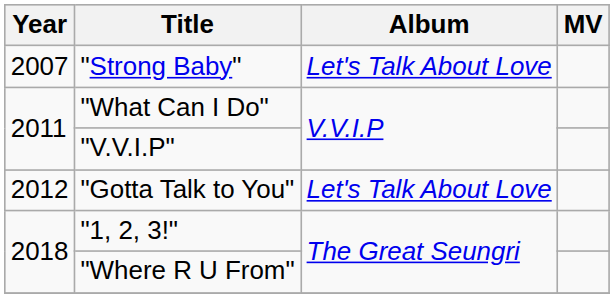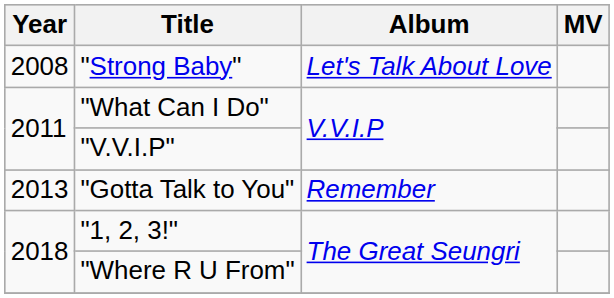(40, 66) 2007 -> (40, 66) 2008
(40, 189) 2012 -> (40, 189) 2013
(429, 189) Let's Talk About Love -> (371, 189) Remember
